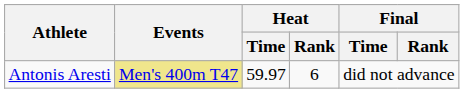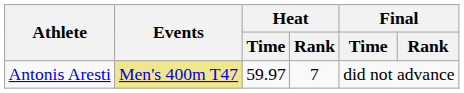(314, 74) 6 -> (314, 74) 7
